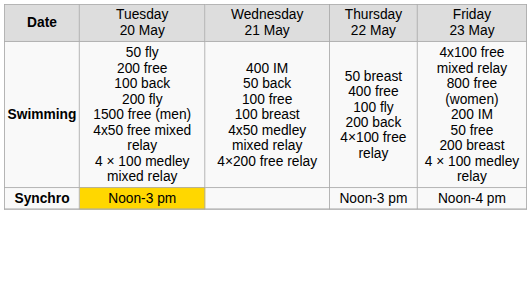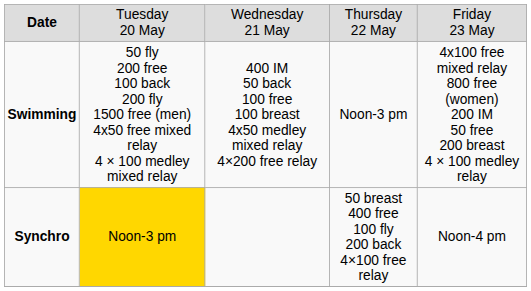(373, 114) 50 breast 400 free 100 fly 200 back 4×100 free relay -> (373, 114) Noon-3 pm
(373, 198) Noon-3 pm -> (373, 237) 50 breast 400 free 100 fly 200 back 4×100 free relay
